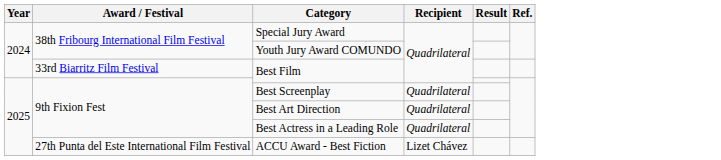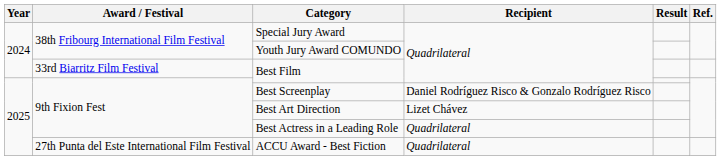(438, 92) Quadrilateral -> (529, 92) Daniel Rodríguez Risco & Gonzalo Rodríguez Risco
(438, 110) Quadrilateral -> (437, 110) Lizet Chávez
(437, 146) Lizet Chávez -> (438, 146) Quadrilateral
